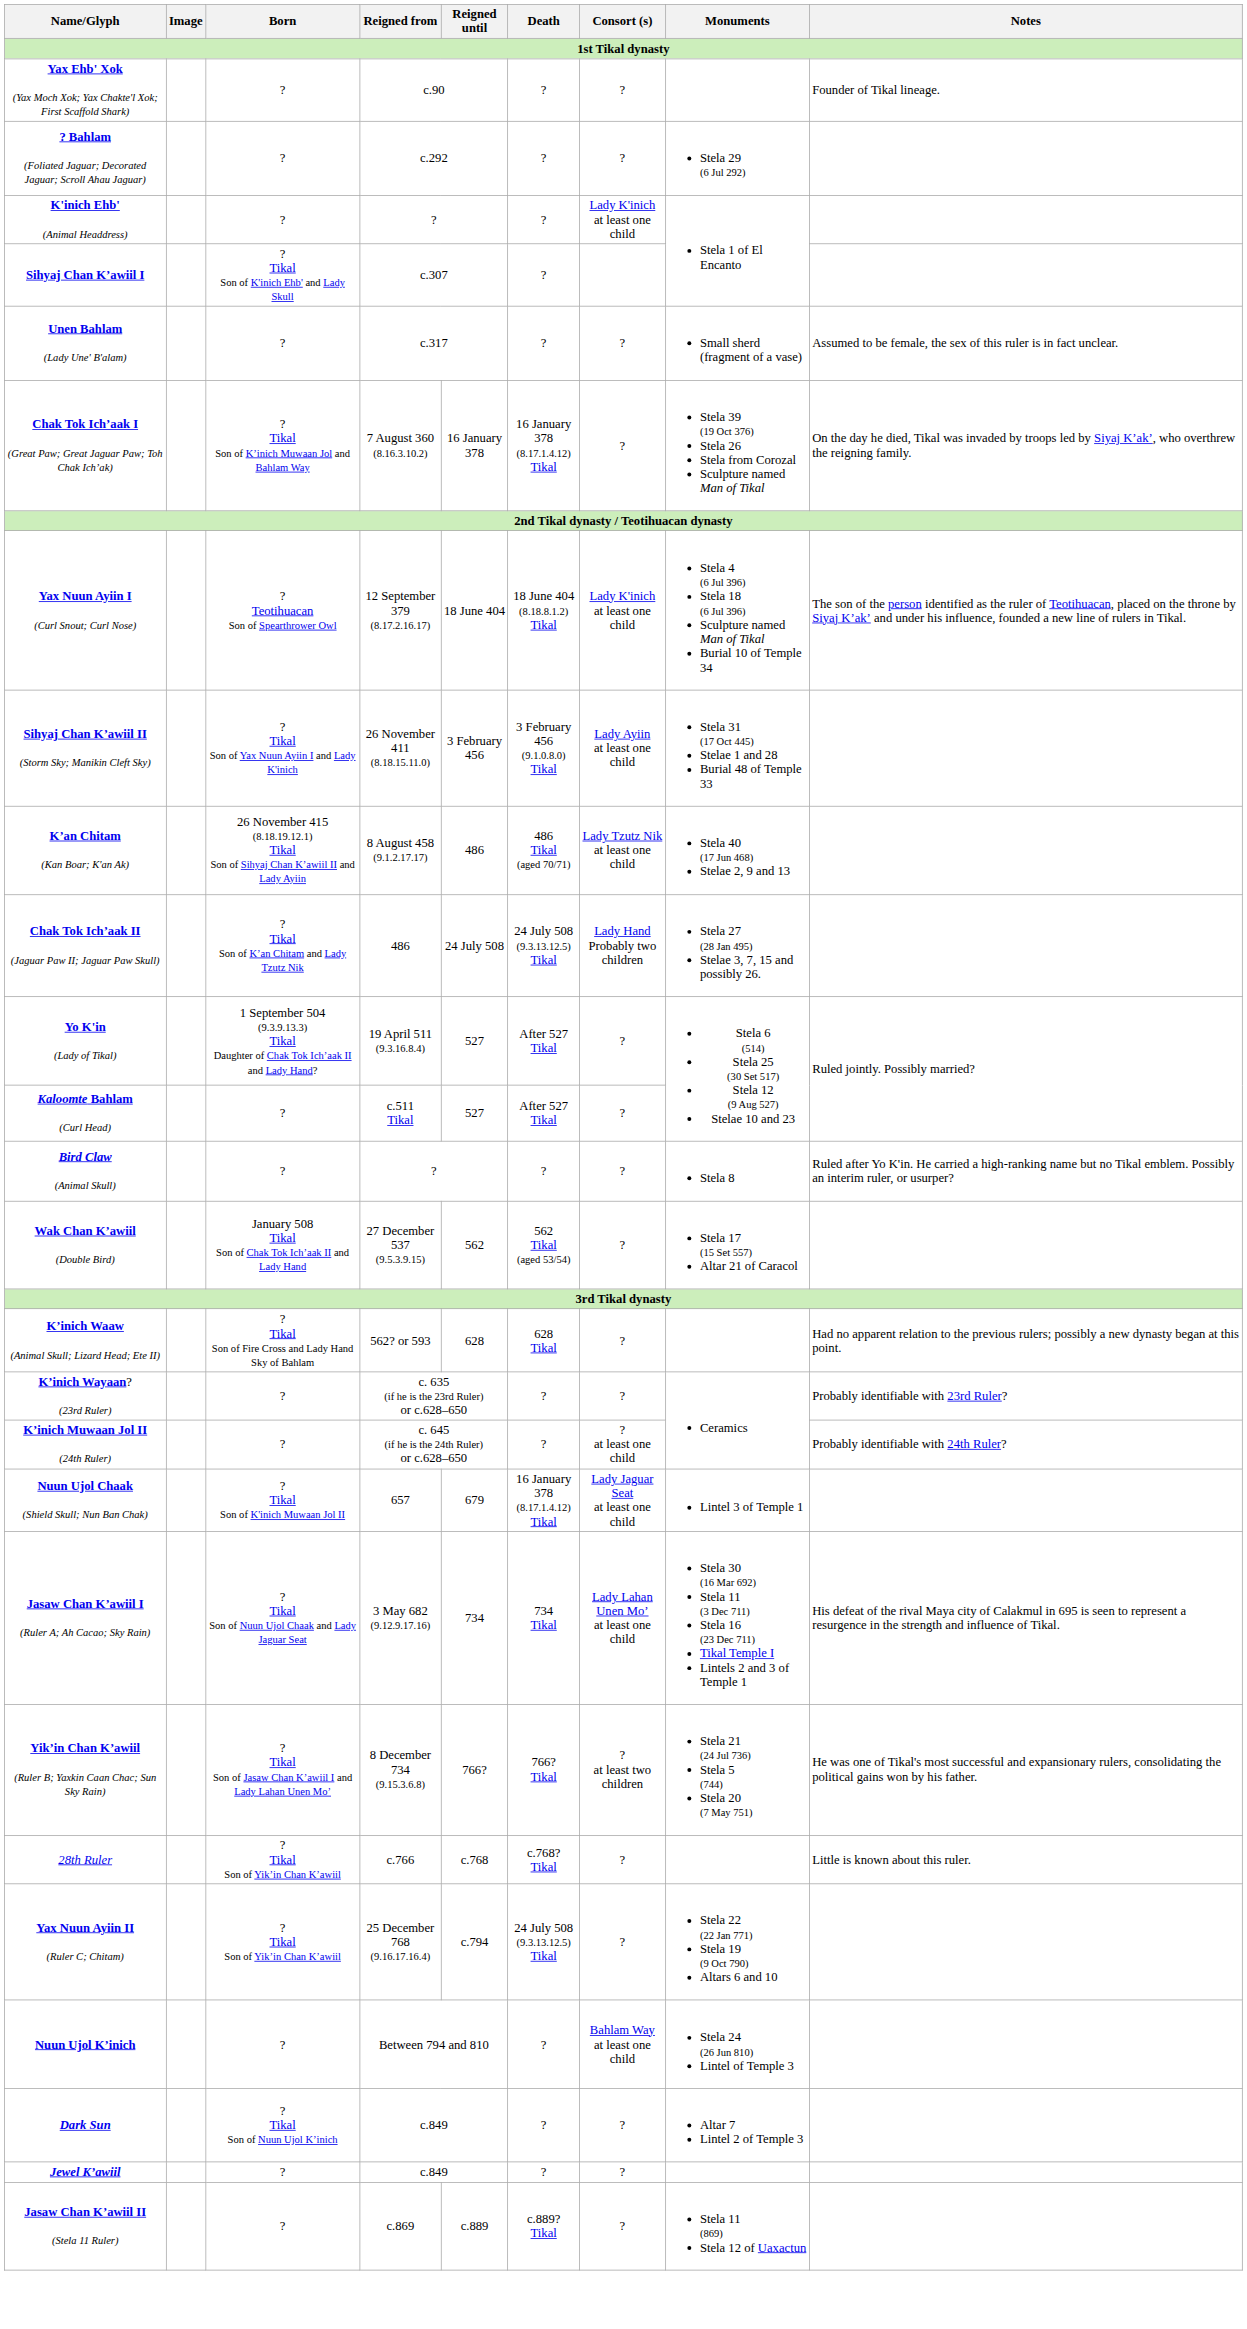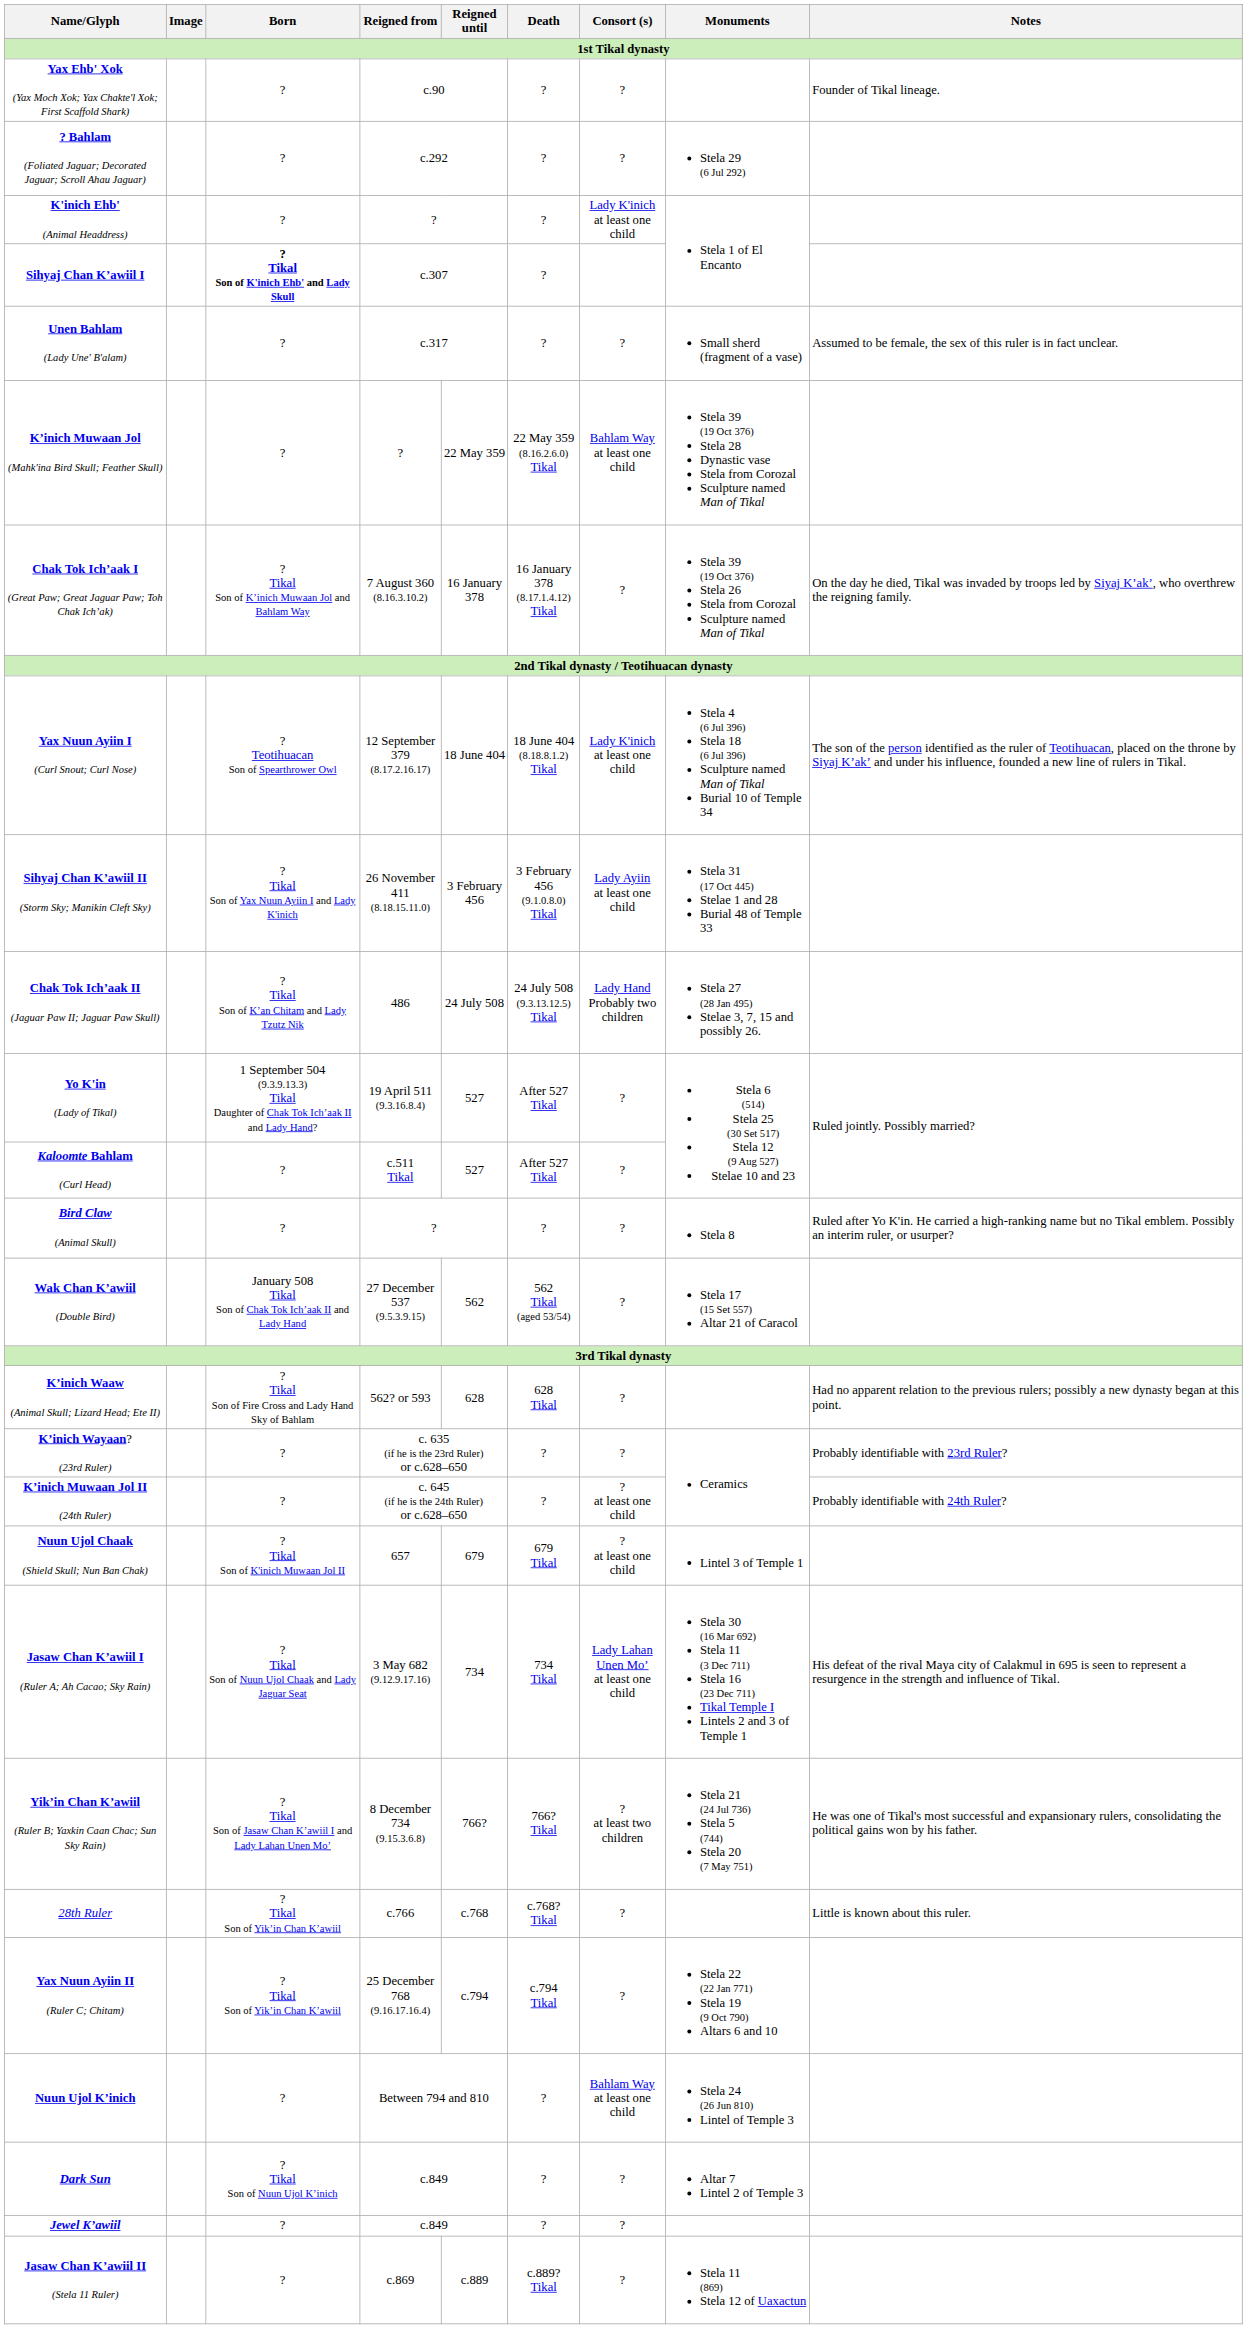(283, 275) normal -> (283, 275) bold
+ row: (85, 452)
- row: (85, 850)
(544, 1500) 16 January 378 (8.17.1.4.12) Tikal -> (544, 1555) 679 Tikal
(622, 1500) Lady Jaguar Seat at least one child -> (622, 1555) ? at least one child
(544, 1942) 24 July 508 (9.3.13.12.5) Tikal -> (544, 1995) c.794 Tikal
